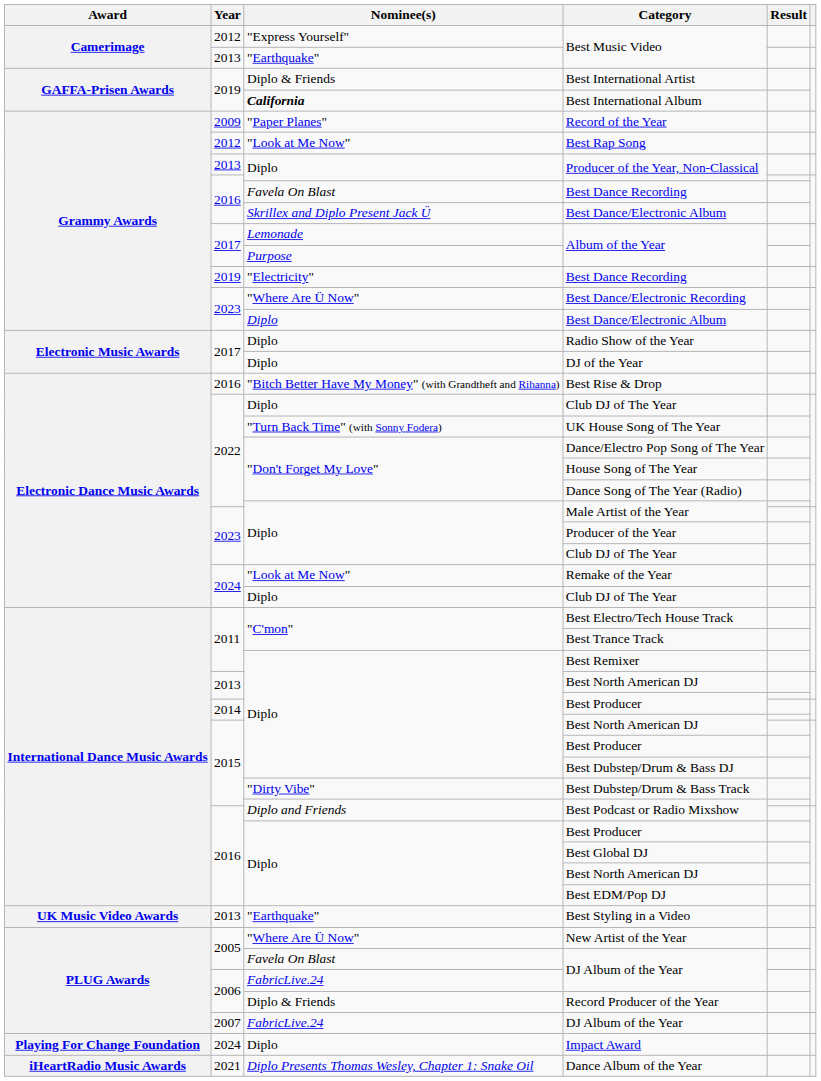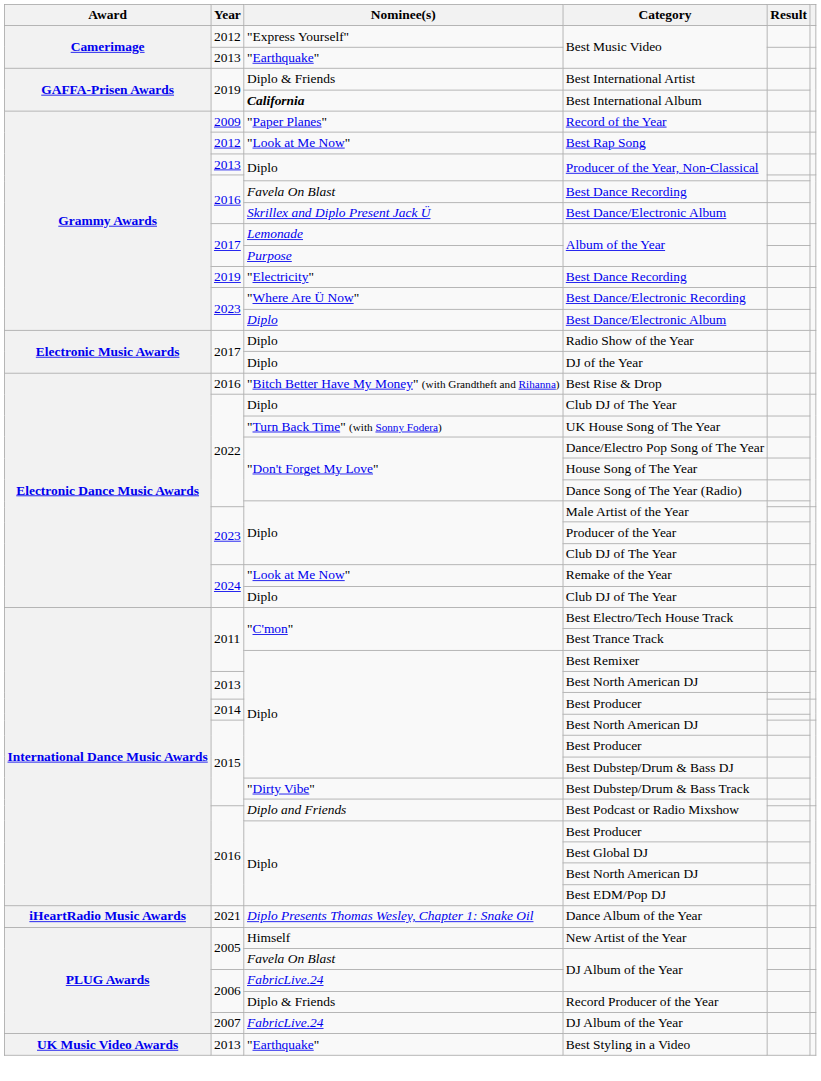rows swapped: (227, 1065) <-> (227, 916)
(303, 937) "Where Are Ü Now" -> (269, 937) Himself
- row: (227, 1044)
